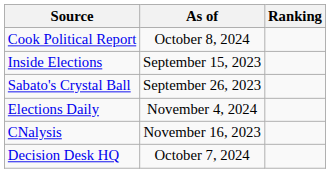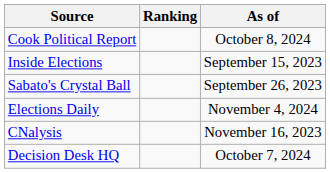columns swapped: (295, 16) <-> (202, 16)
